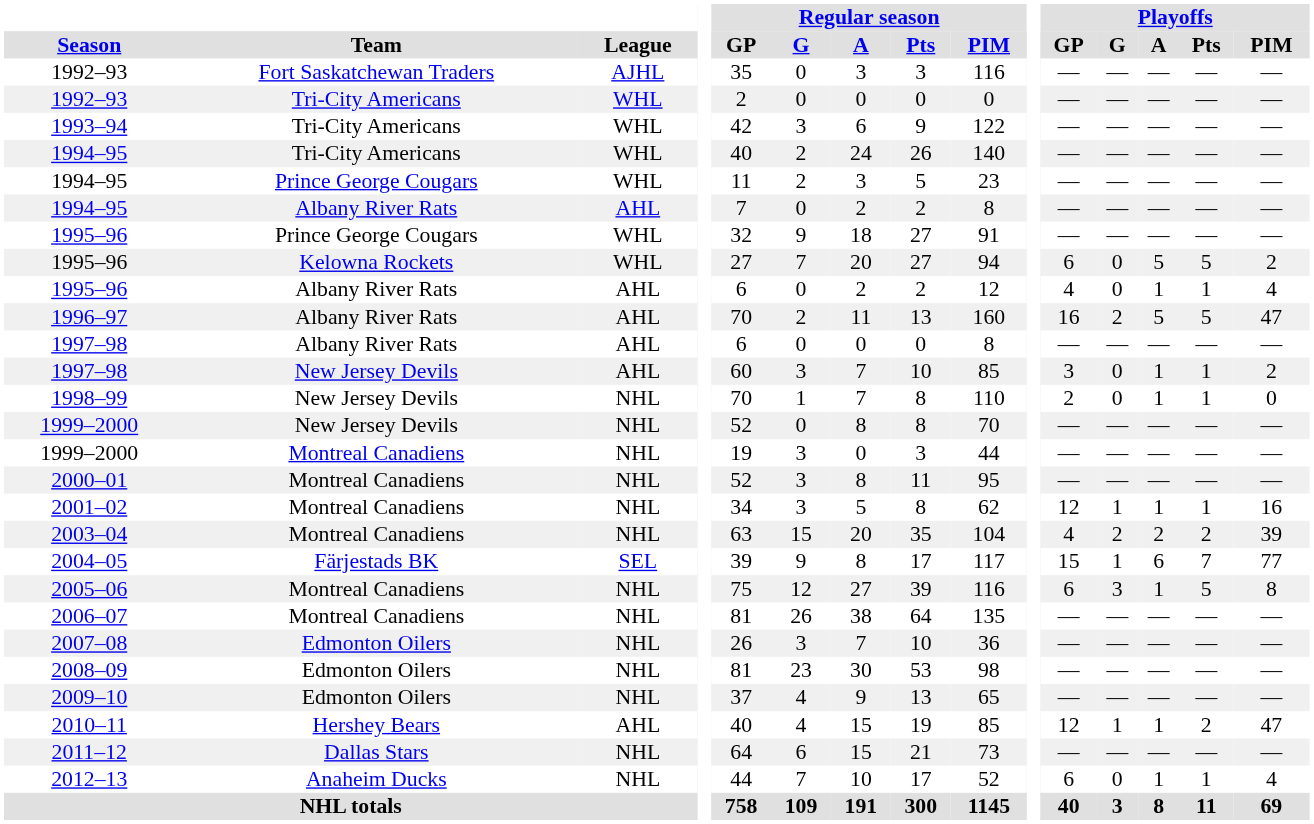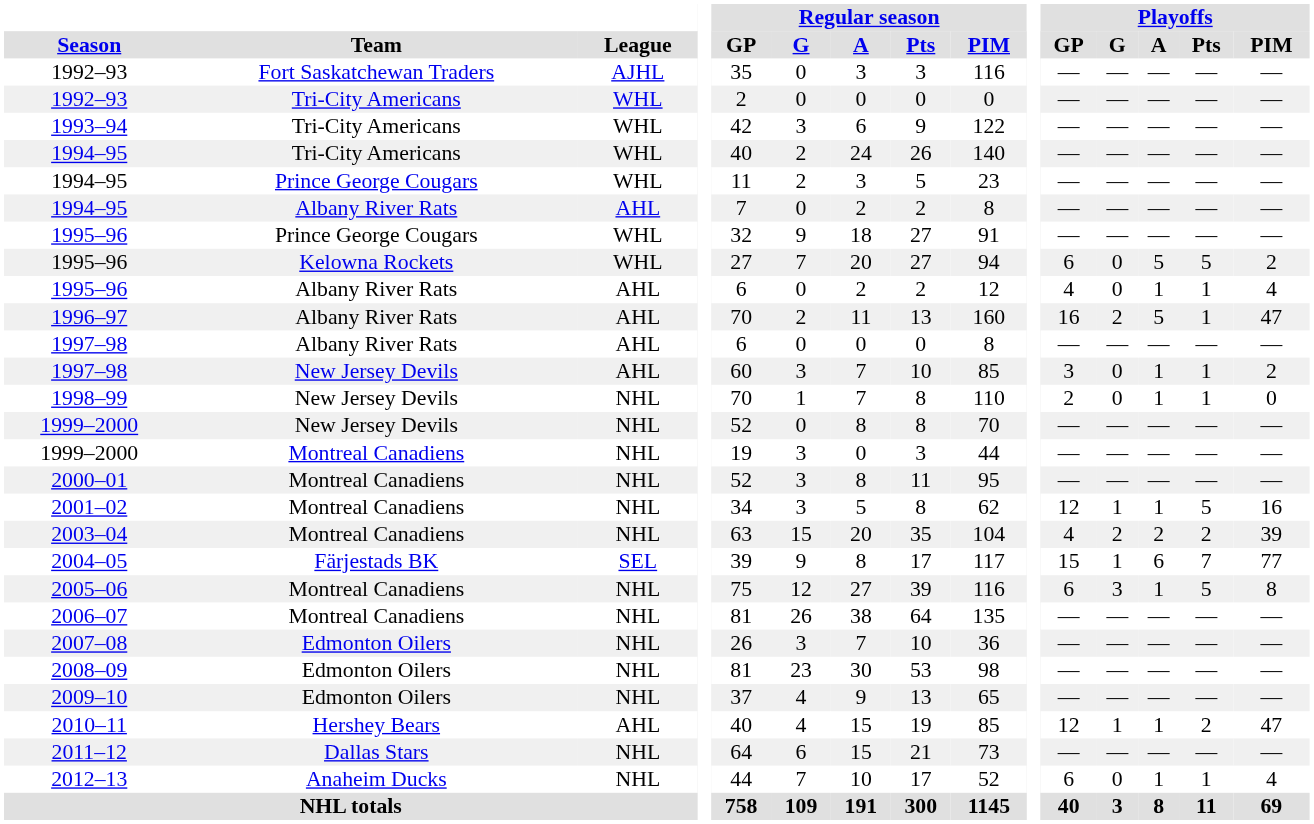(1206, 316) 5 -> (1206, 316) 1
(1206, 507) 1 -> (1206, 507) 5
